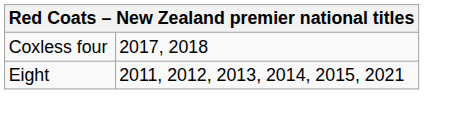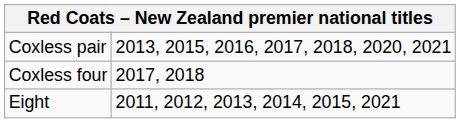+ row: (58, 46)
